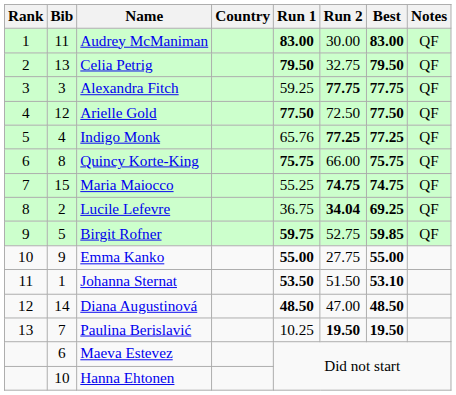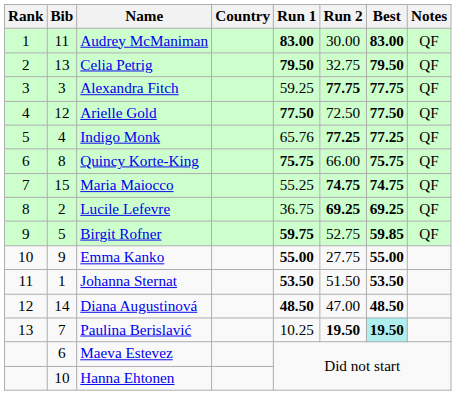(343, 209) 34.04 -> (343, 209) 69.25
(387, 281) 53.10 -> (387, 281) 53.50
(387, 329) no background -> (387, 329) paleturquoise background
